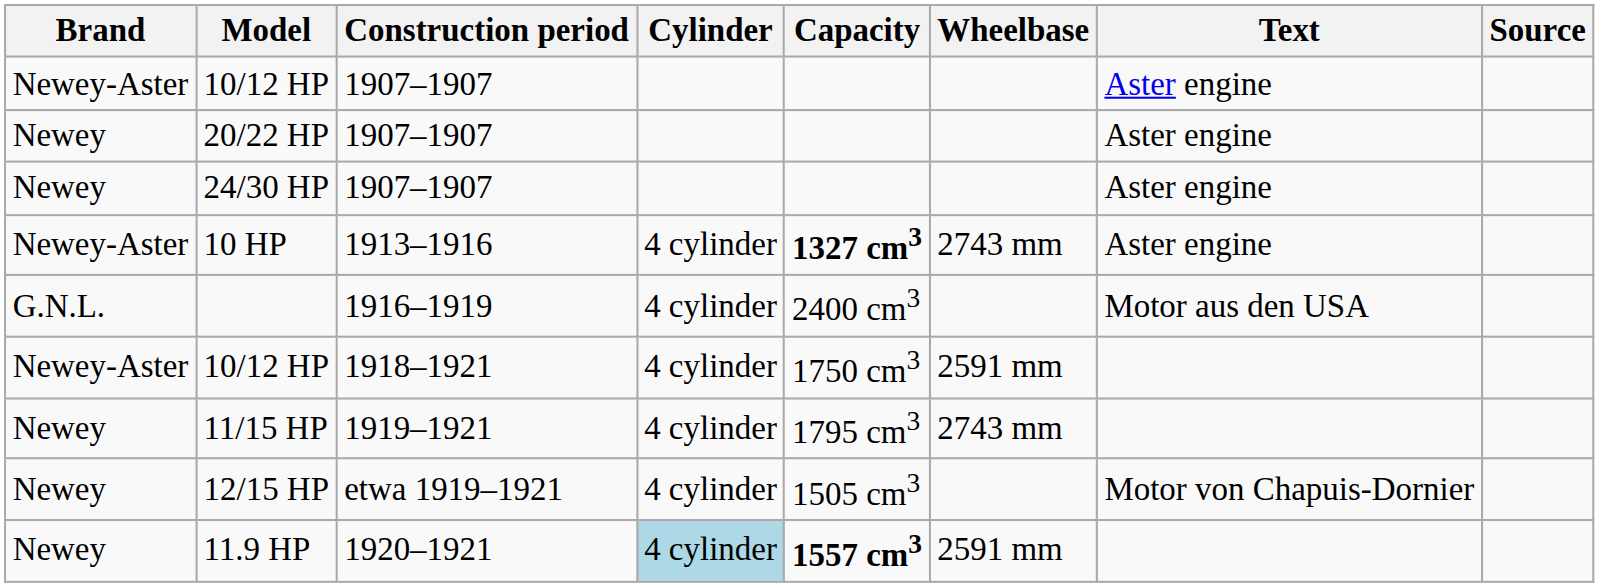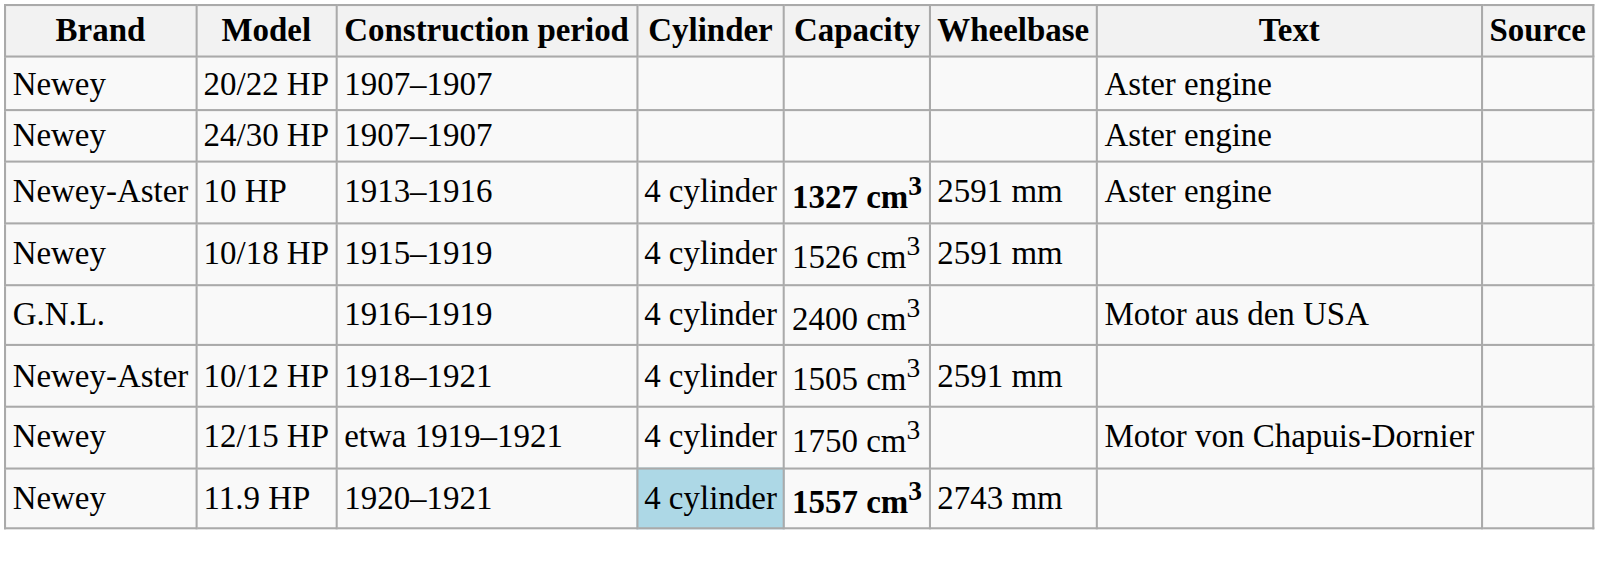- row: (266, 82)
(1000, 244) 2743 mm -> (1000, 191) 2591 mm
+ row: (266, 253)
(856, 366) 1750 cm3 -> (856, 375) 1505 cm3
- row: (266, 427)
(856, 488) 1505 cm3 -> (856, 436) 1750 cm3
(1000, 550) 2591 mm -> (1000, 497) 2743 mm
